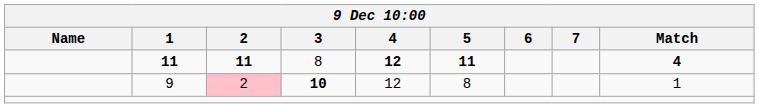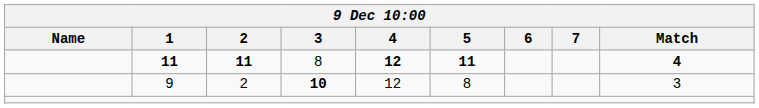(244, 85) pink background -> (244, 85) no background
(677, 85) 1 -> (677, 85) 3
